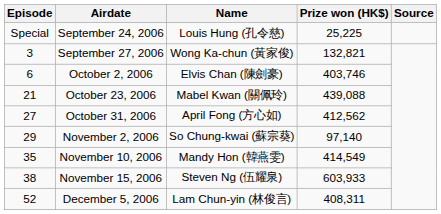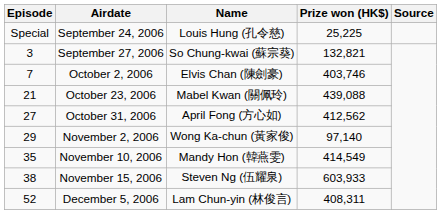(232, 53) Wong Ka-chun (黃家俊) -> (232, 53) So Chung-kwai (蘇宗葵)
(30, 74) 6 -> (30, 74) 7
(232, 136) So Chung-kwai (蘇宗葵) -> (232, 136) Wong Ka-chun (黃家俊)
